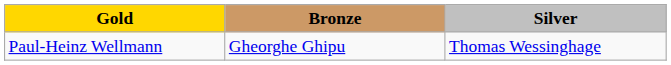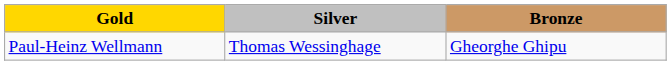columns swapped: (556, 18) <-> (335, 18)
